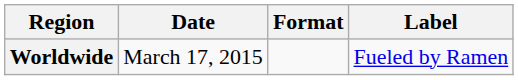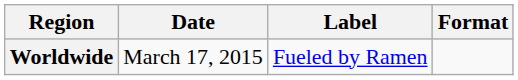columns swapped: (308, 21) <-> (431, 21)
